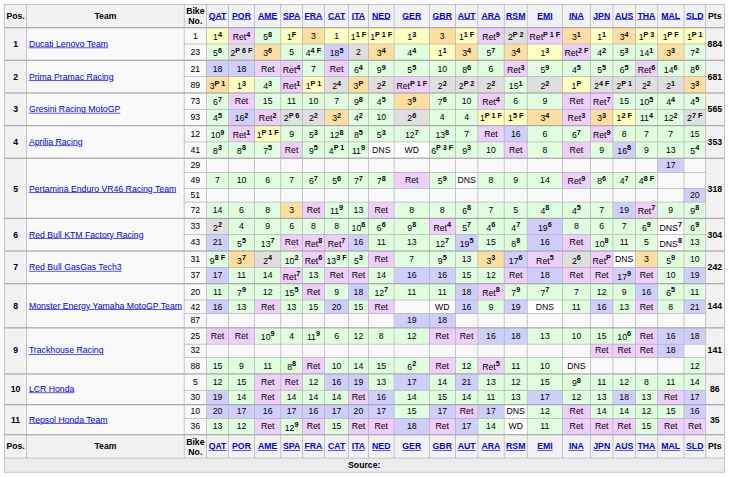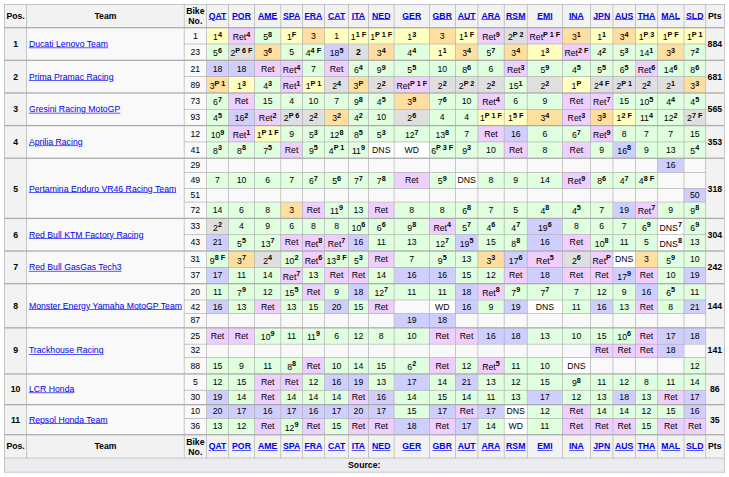(358, 52) normal -> (358, 52) bold
(292, 101) 11 -> (292, 101) 4
(671, 165) 17 -> (671, 165) 16
(695, 195) 20 -> (695, 195) 50
(292, 336) 4 -> (292, 336) 11
(412, 336) 12 -> (412, 336) 10
(671, 336) 16 -> (671, 336) 17
